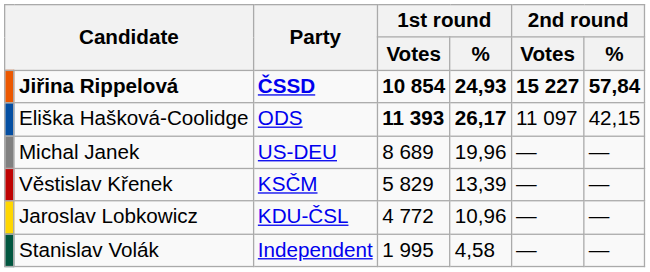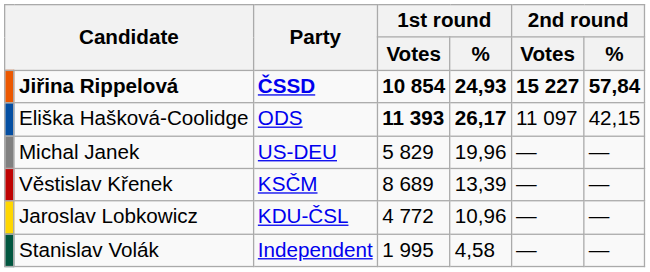(408, 151) 8 689 -> (408, 151) 5 829
(408, 184) 5 829 -> (408, 184) 8 689
